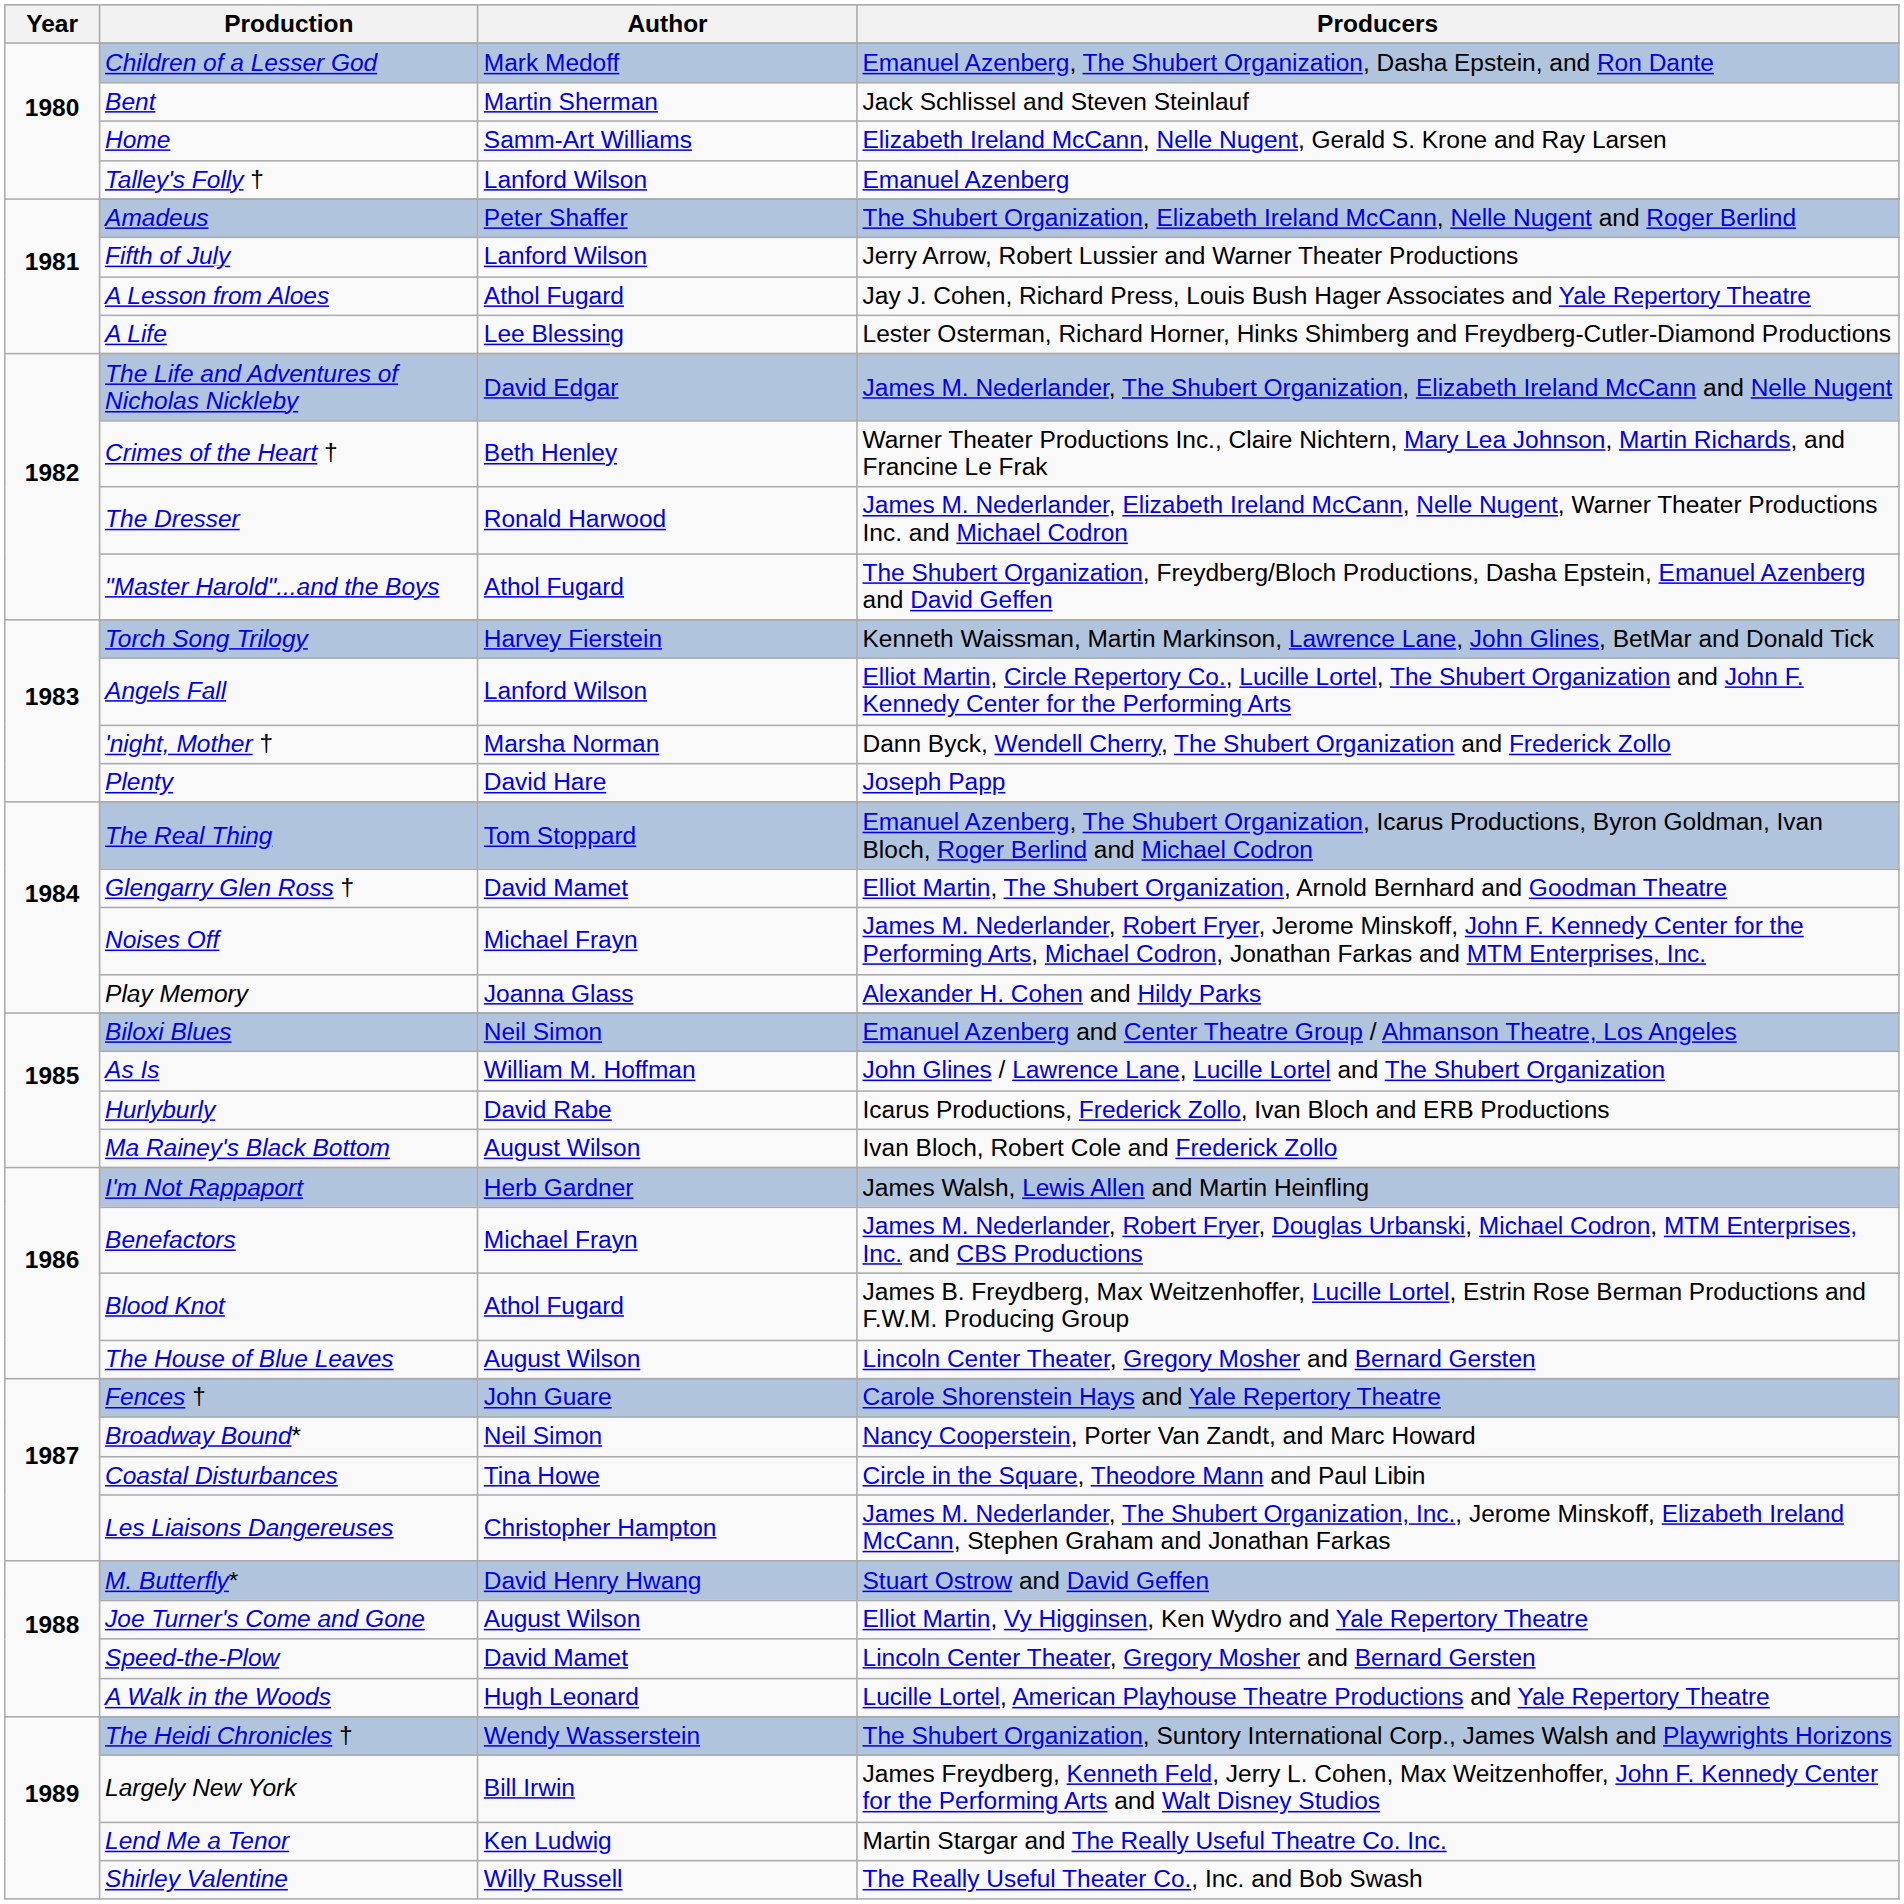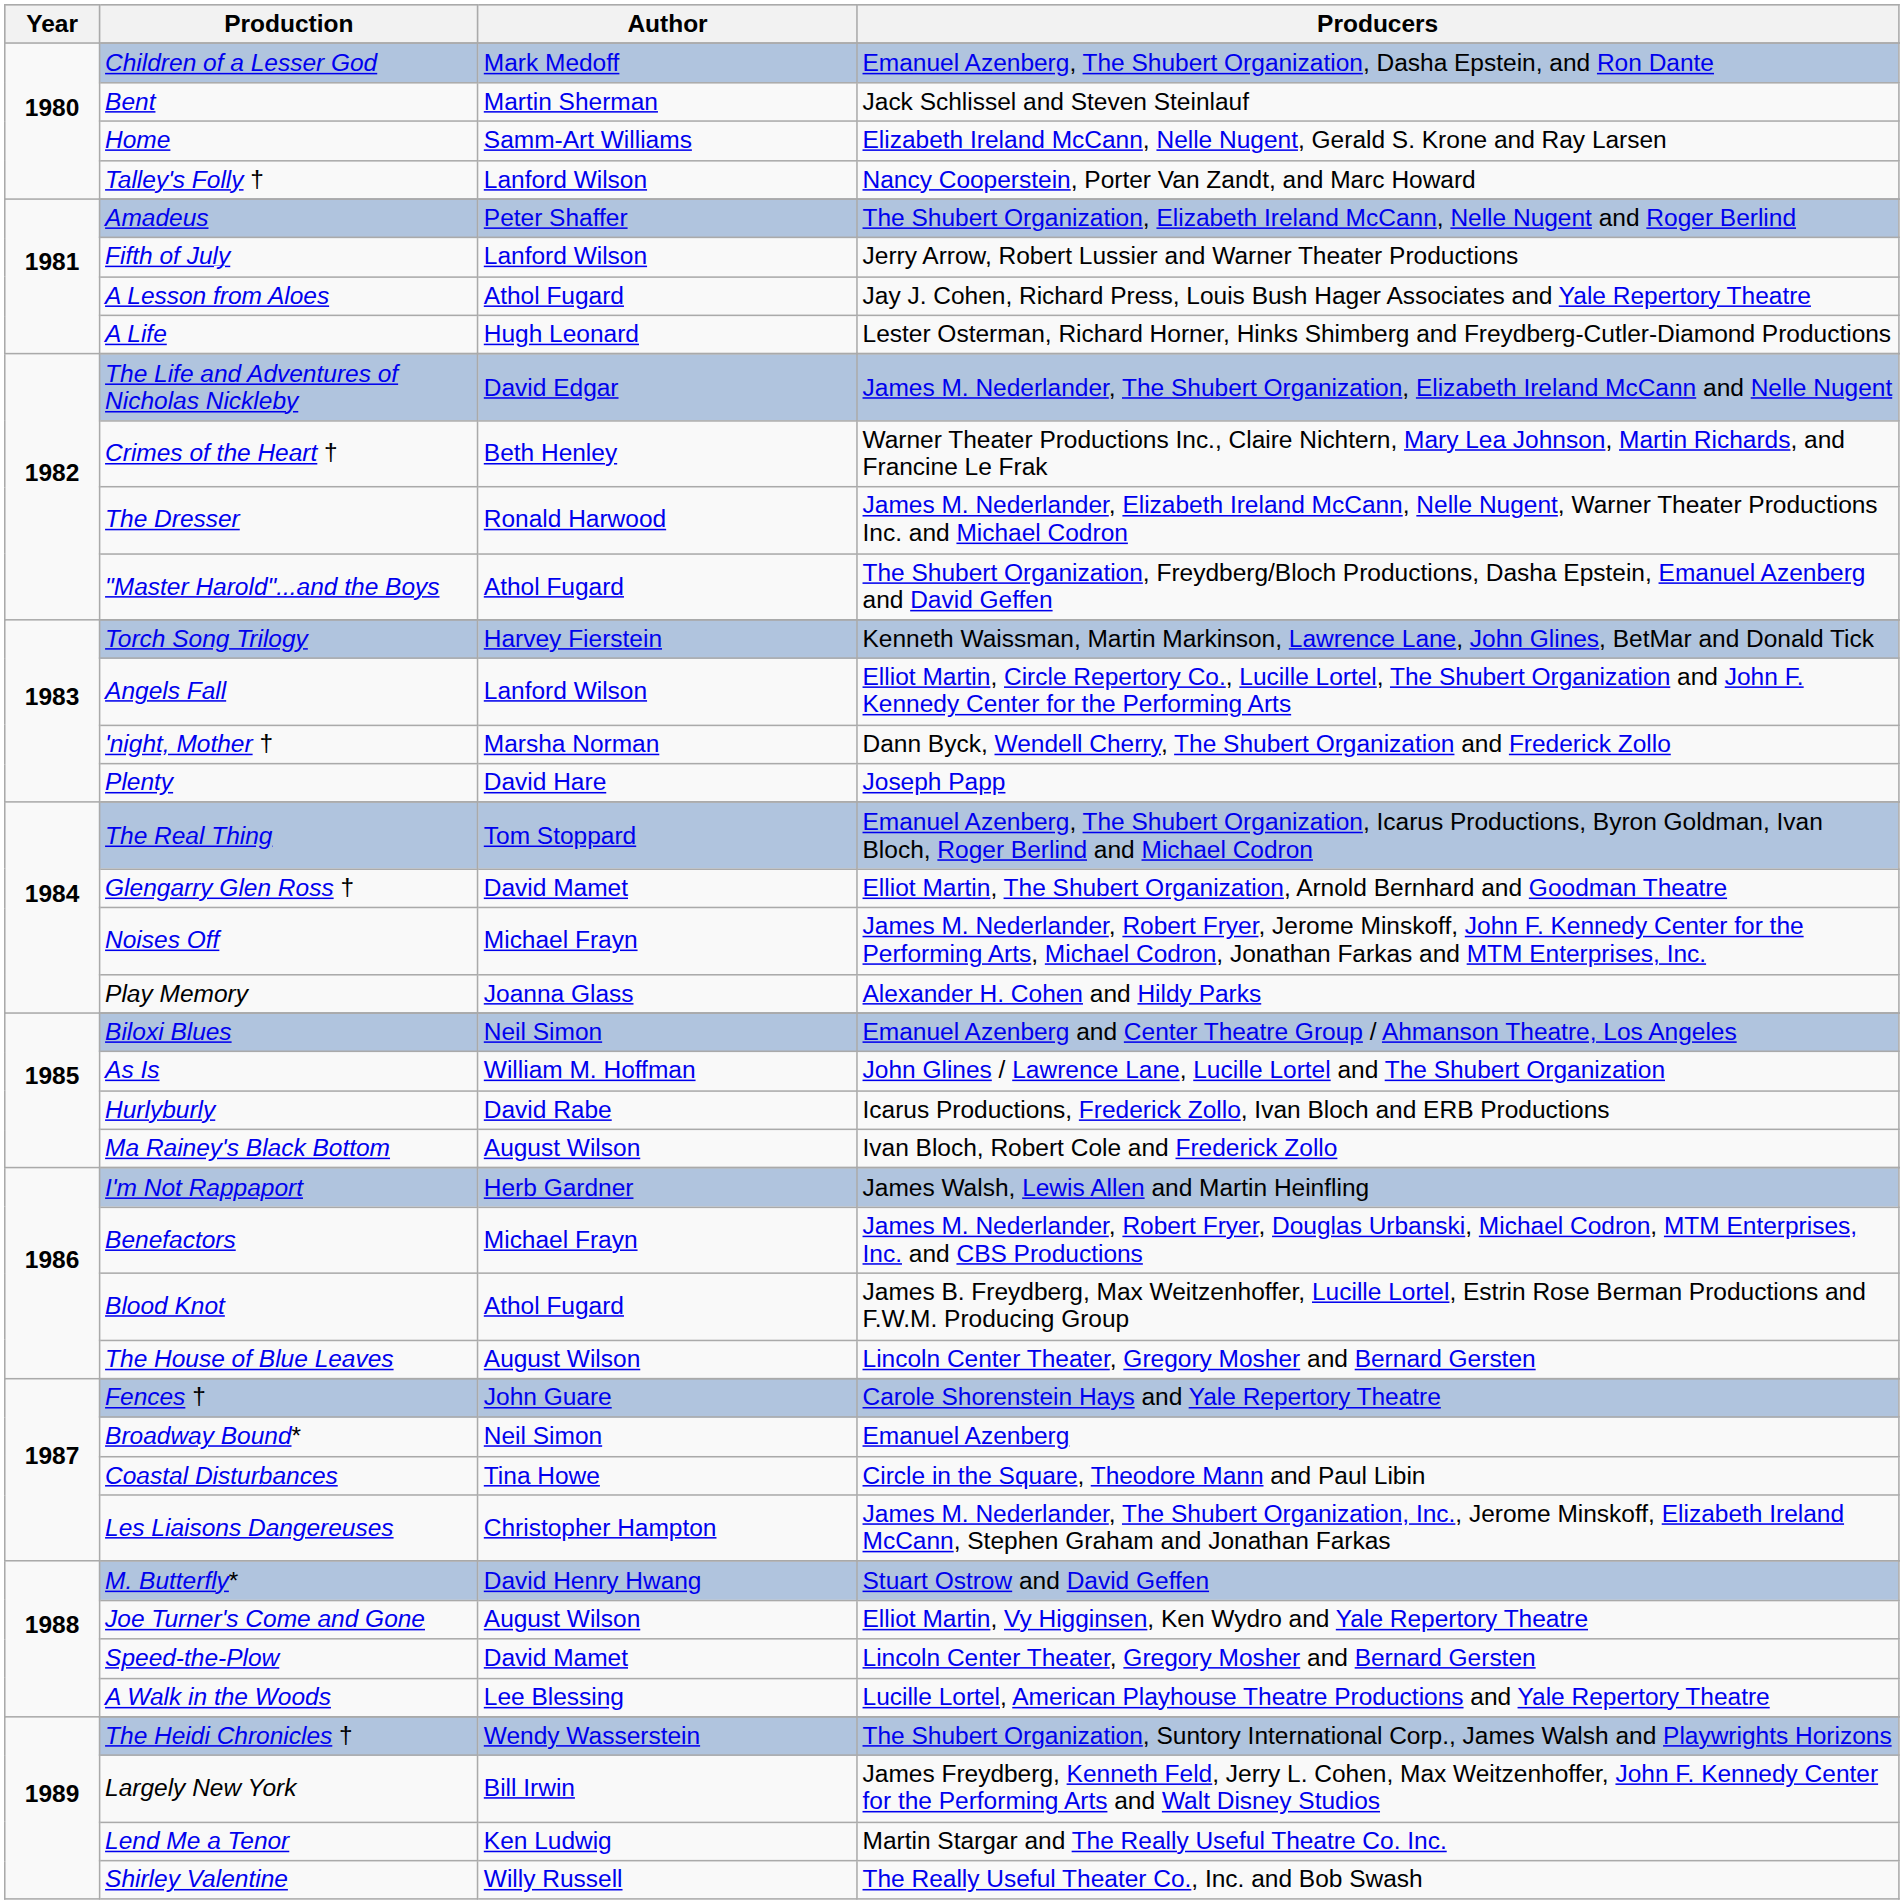(966, 179) Emanuel Azenberg -> (1169, 179) Nancy Cooperstein, Porter Van Zandt, and Marc Howard
(554, 334) Lee Blessing -> (561, 334) Hugh Leonard
(1169, 1436) Nancy Cooperstein, Porter Van Zandt, and Marc Howard -> (966, 1436) Emanuel Azenberg
(561, 1696) Hugh Leonard -> (554, 1696) Lee Blessing
